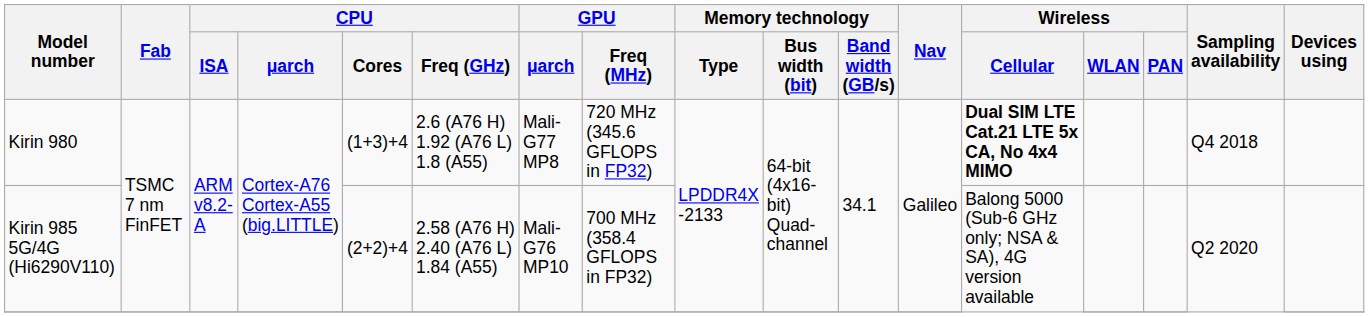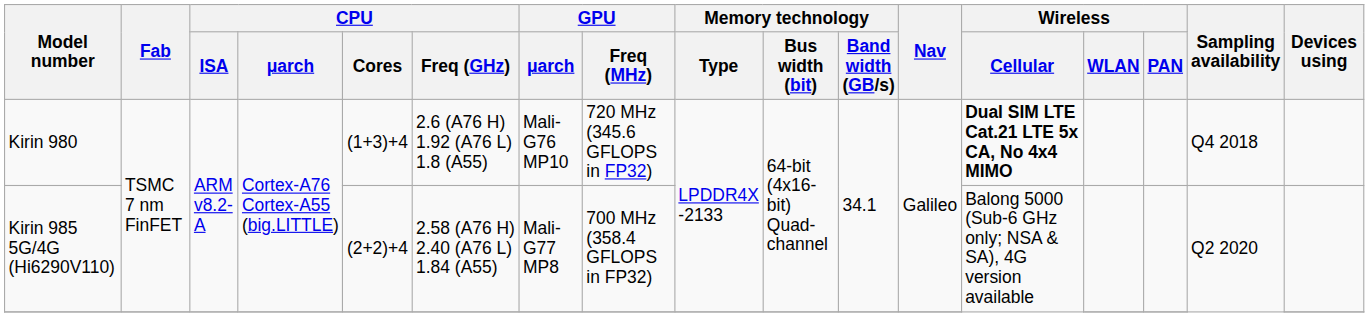(542, 142) Mali-G77 MP8 -> (546, 142) Mali-G76 MP10
(546, 248) Mali-G76 MP10 -> (542, 248) Mali-G77 MP8
